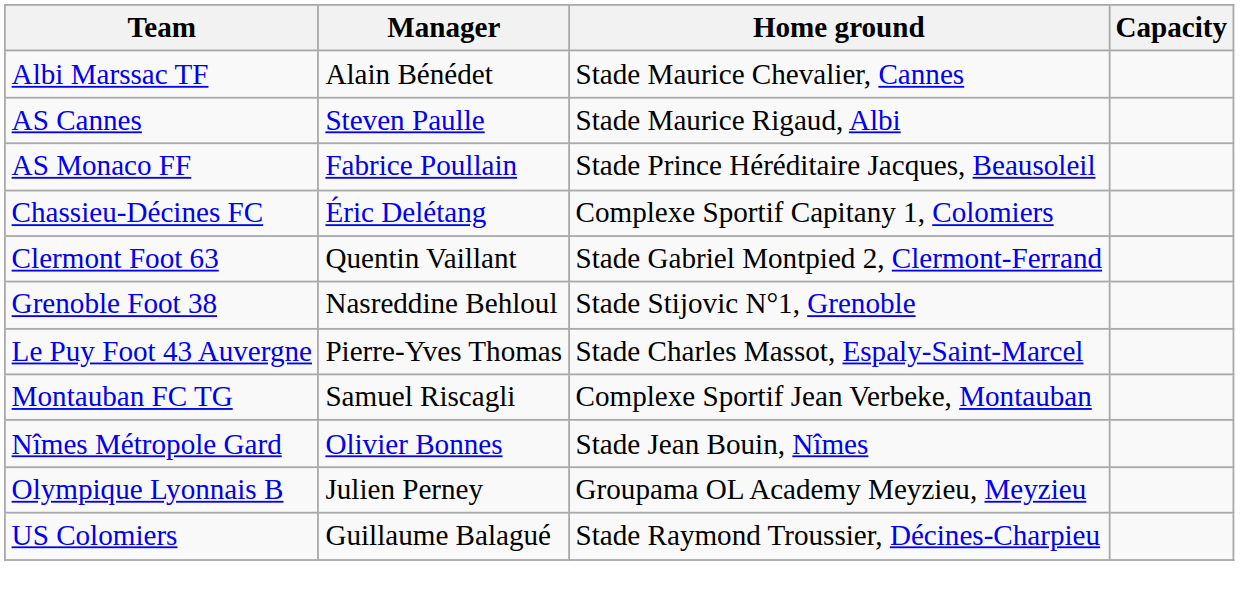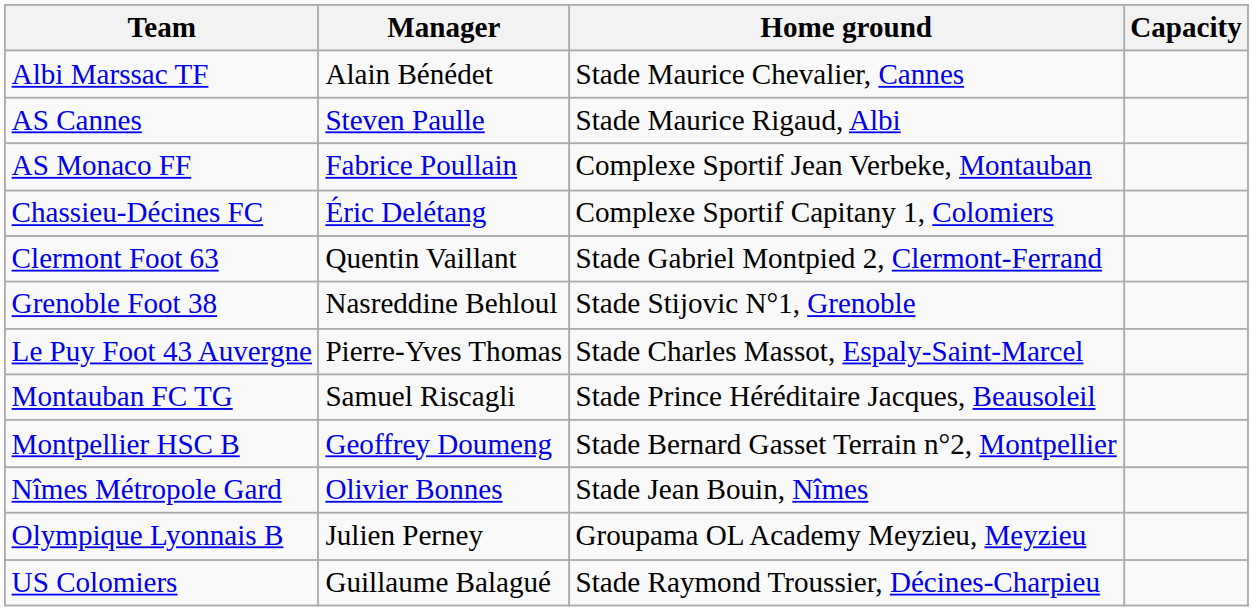(836, 166) Stade Prince Héréditaire Jacques, Beausoleil -> (834, 166) Complexe Sportif Jean Verbeke, Montauban
(834, 397) Complexe Sportif Jean Verbeke, Montauban -> (836, 397) Stade Prince Héréditaire Jacques, Beausoleil
+ row: (126, 443)
